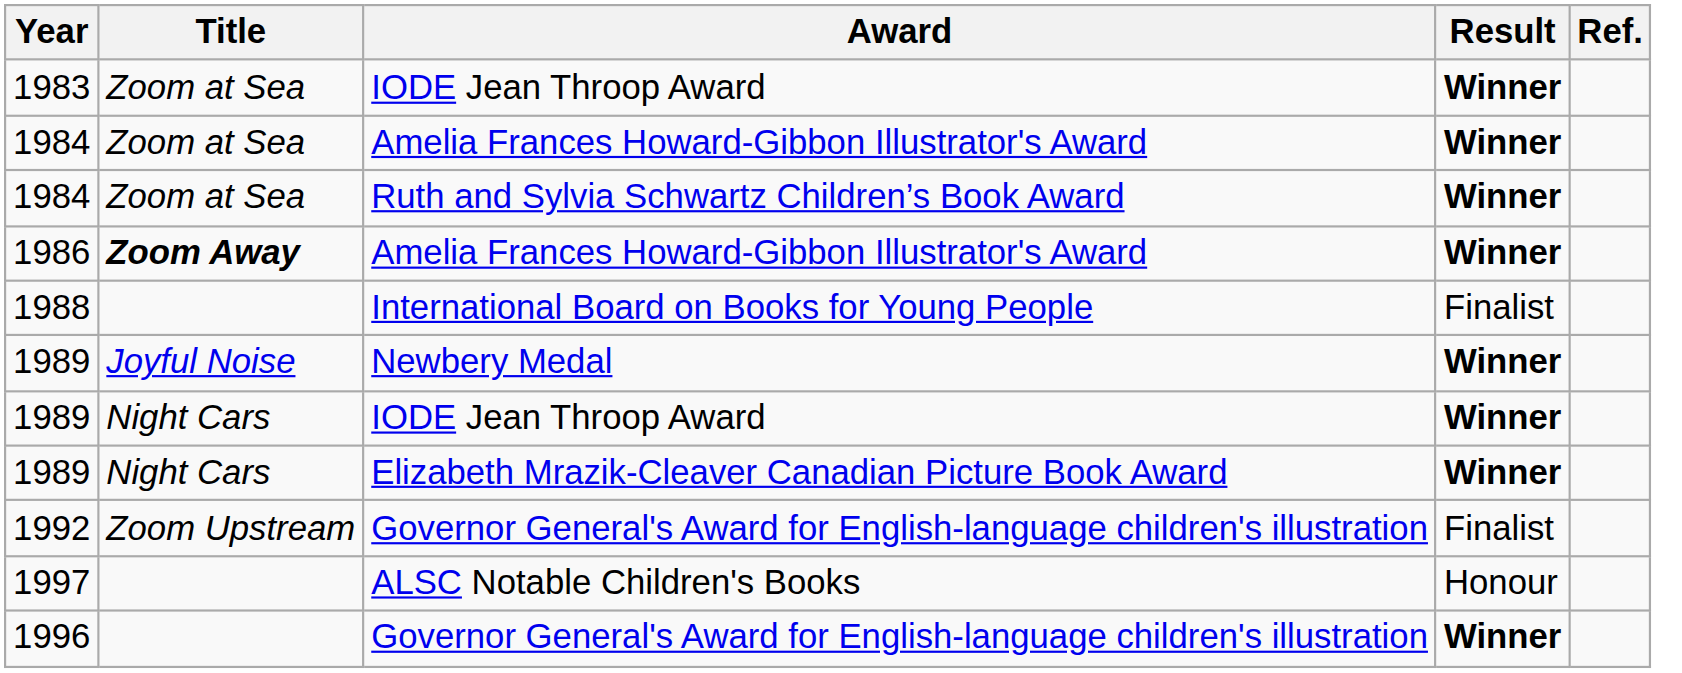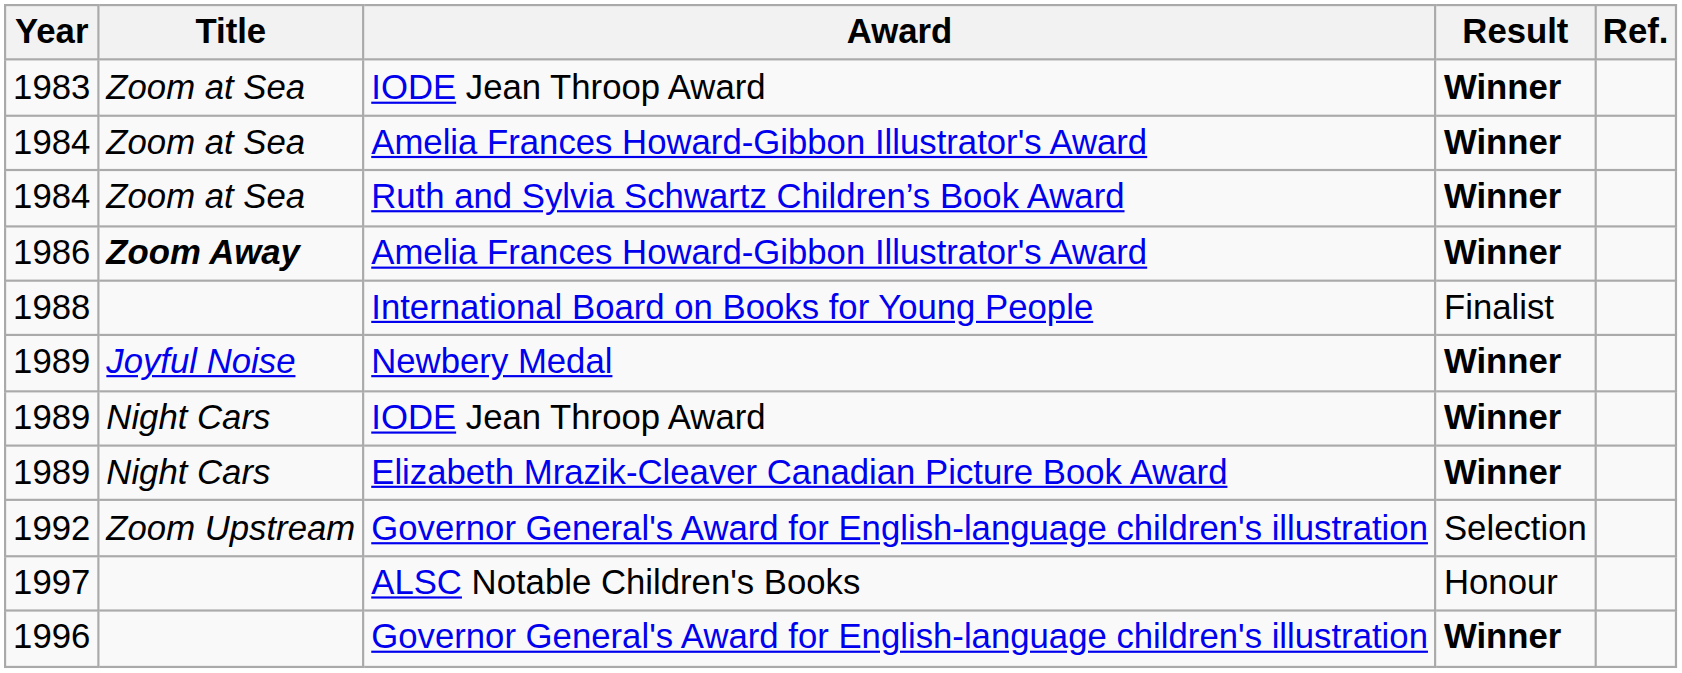(1499, 527) Finalist -> (1515, 527) Selection
